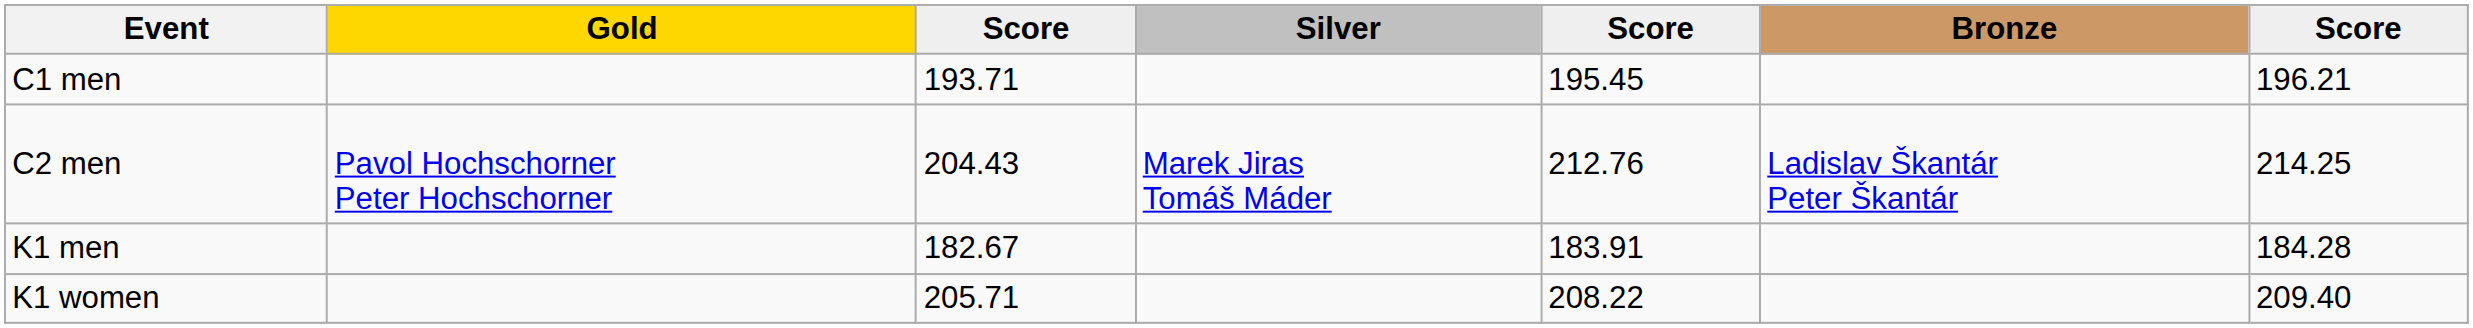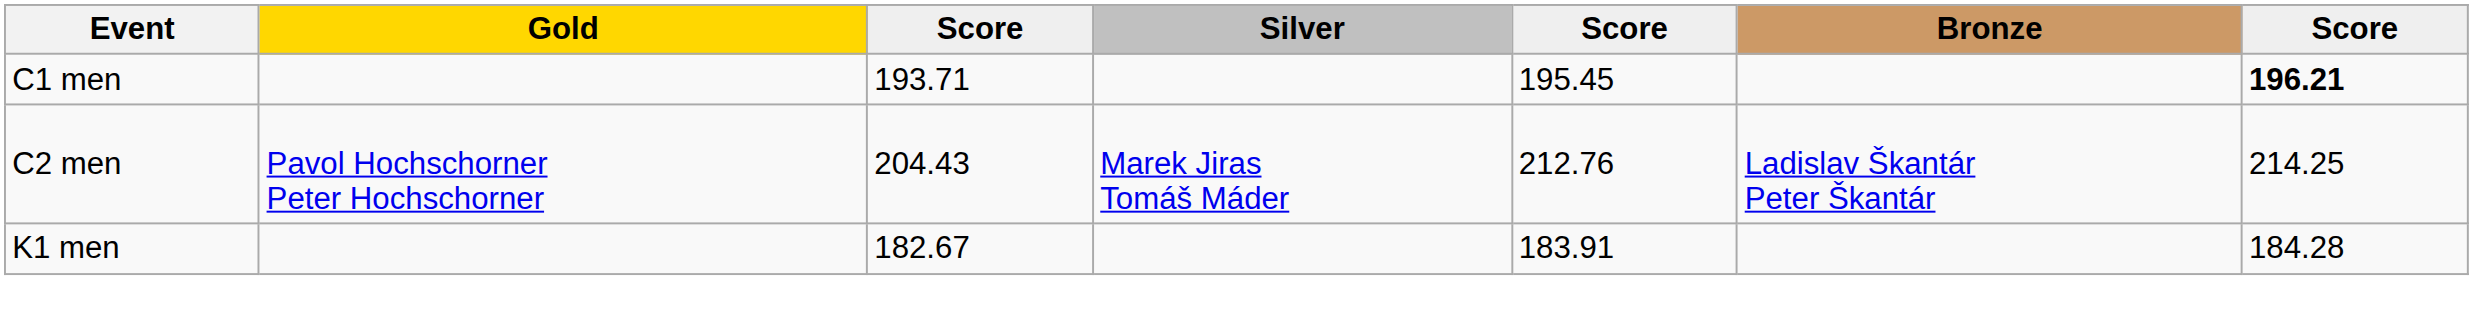(2304, 78) normal -> (2297, 78) bold
- row: (86, 297)
